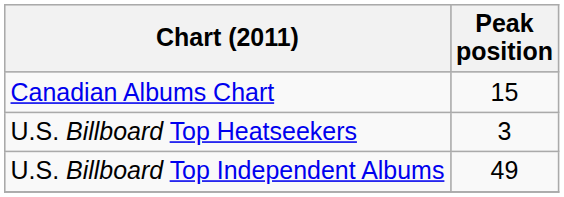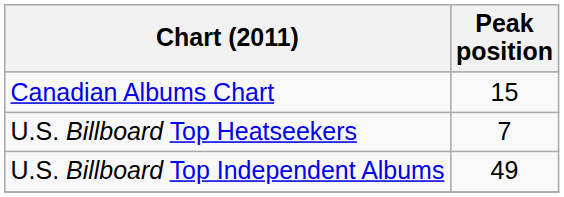(504, 131) 3 -> (504, 131) 7
